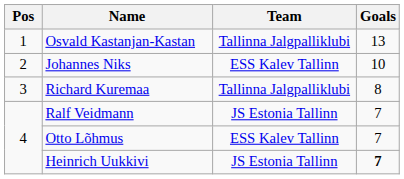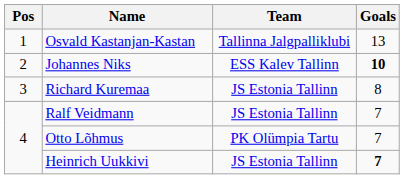(378, 65) normal -> (378, 65) bold
(284, 89) Tallinna Jalgpalliklubi -> (284, 89) JS Estonia Tallinn
(284, 138) ESS Kalev Tallinn -> (284, 138) PK Olümpia Tartu
